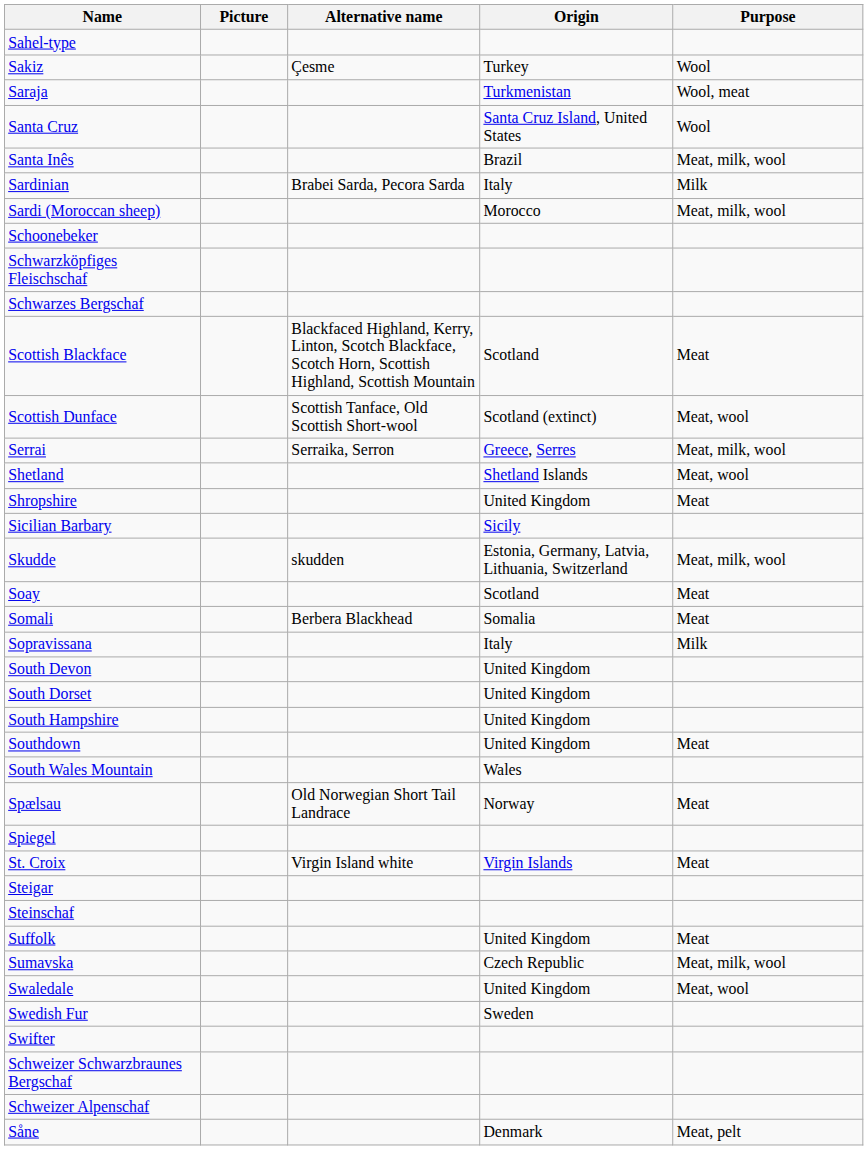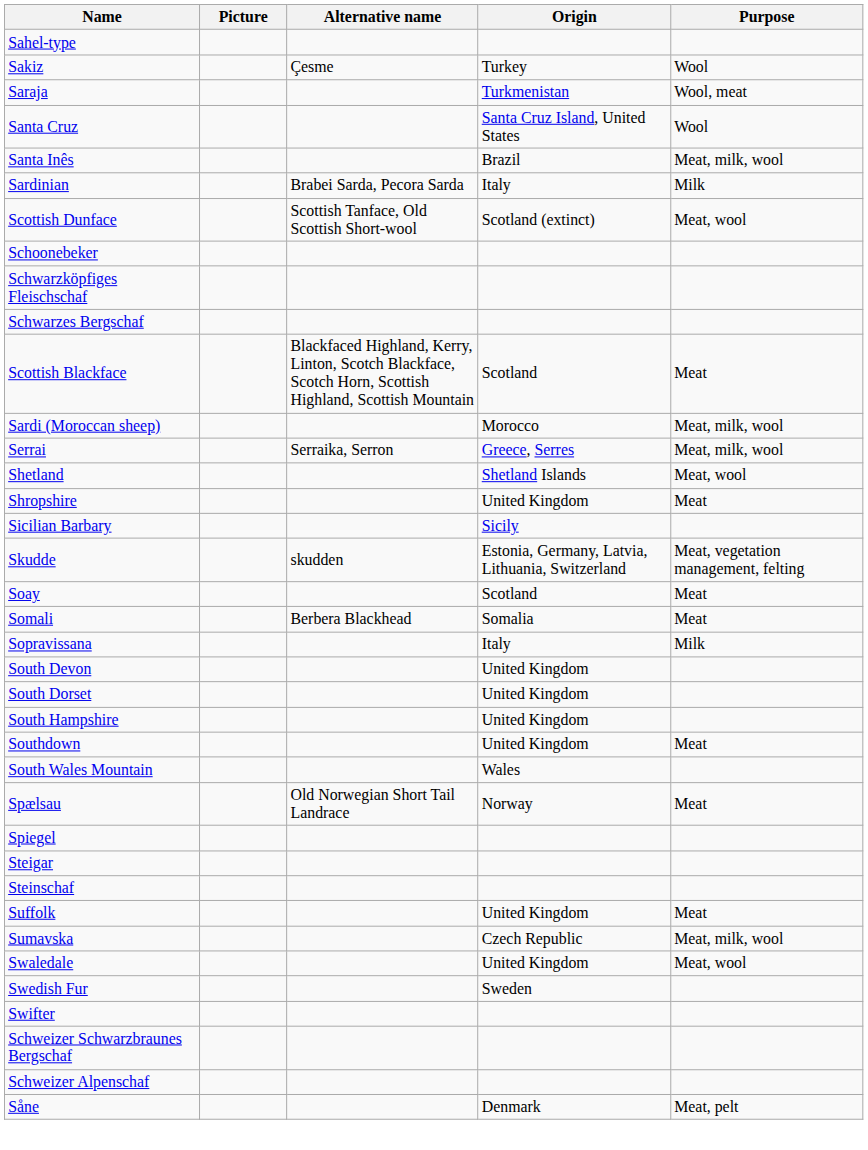rows swapped: (84, 210) <-> (62, 416)
(731, 559) Meat, milk, wool -> (739, 559) Meat, vegetation management, felting
- row: (37, 863)
